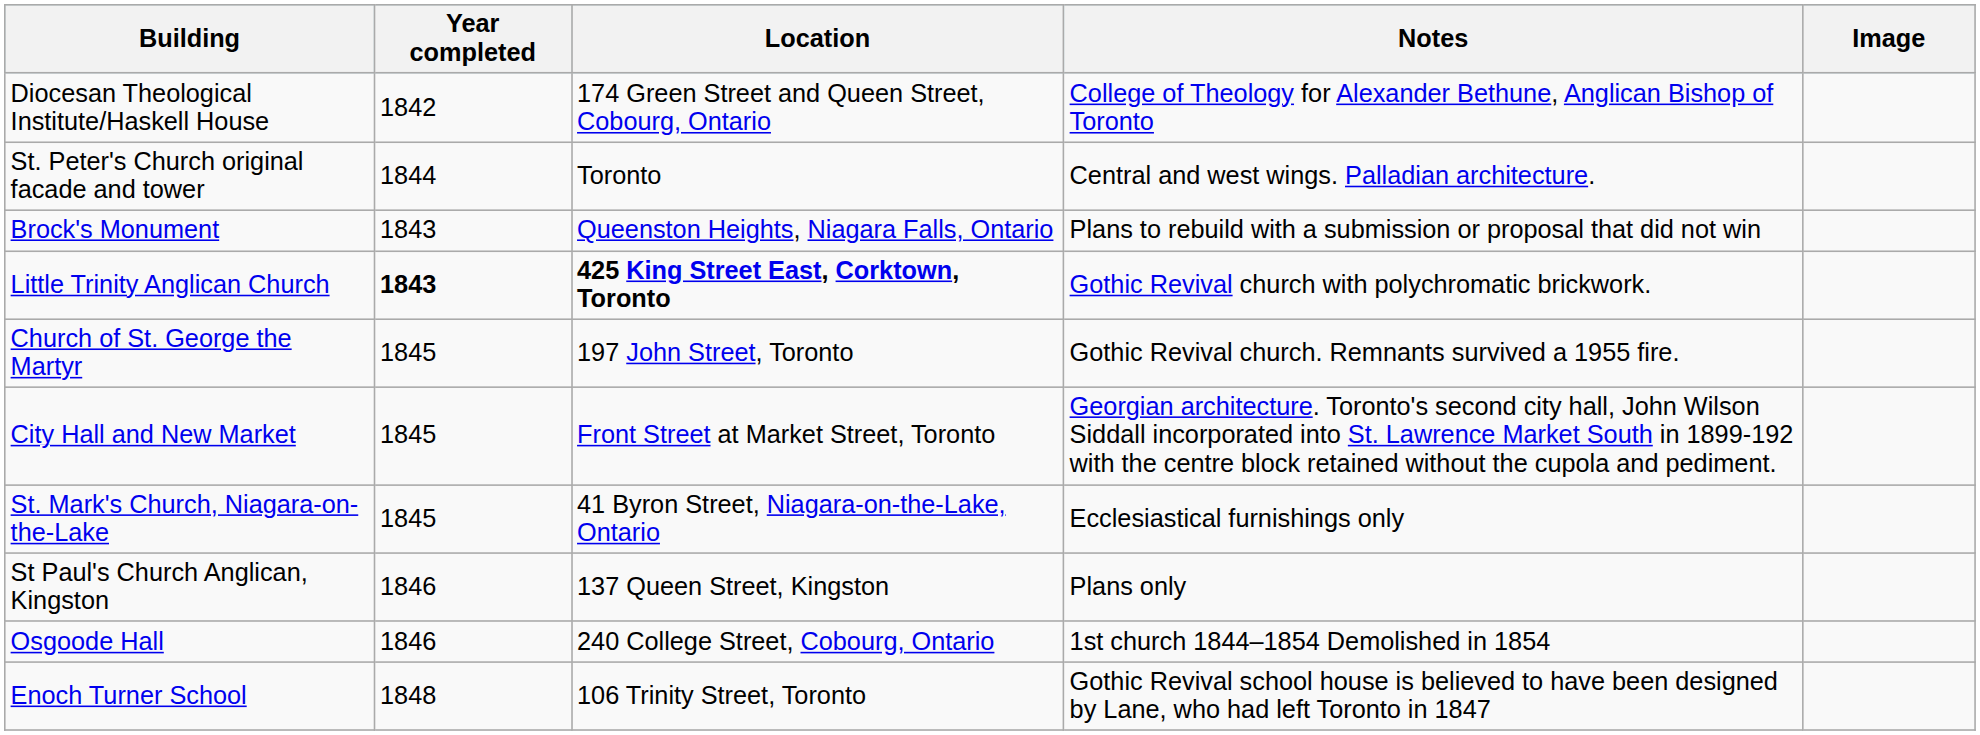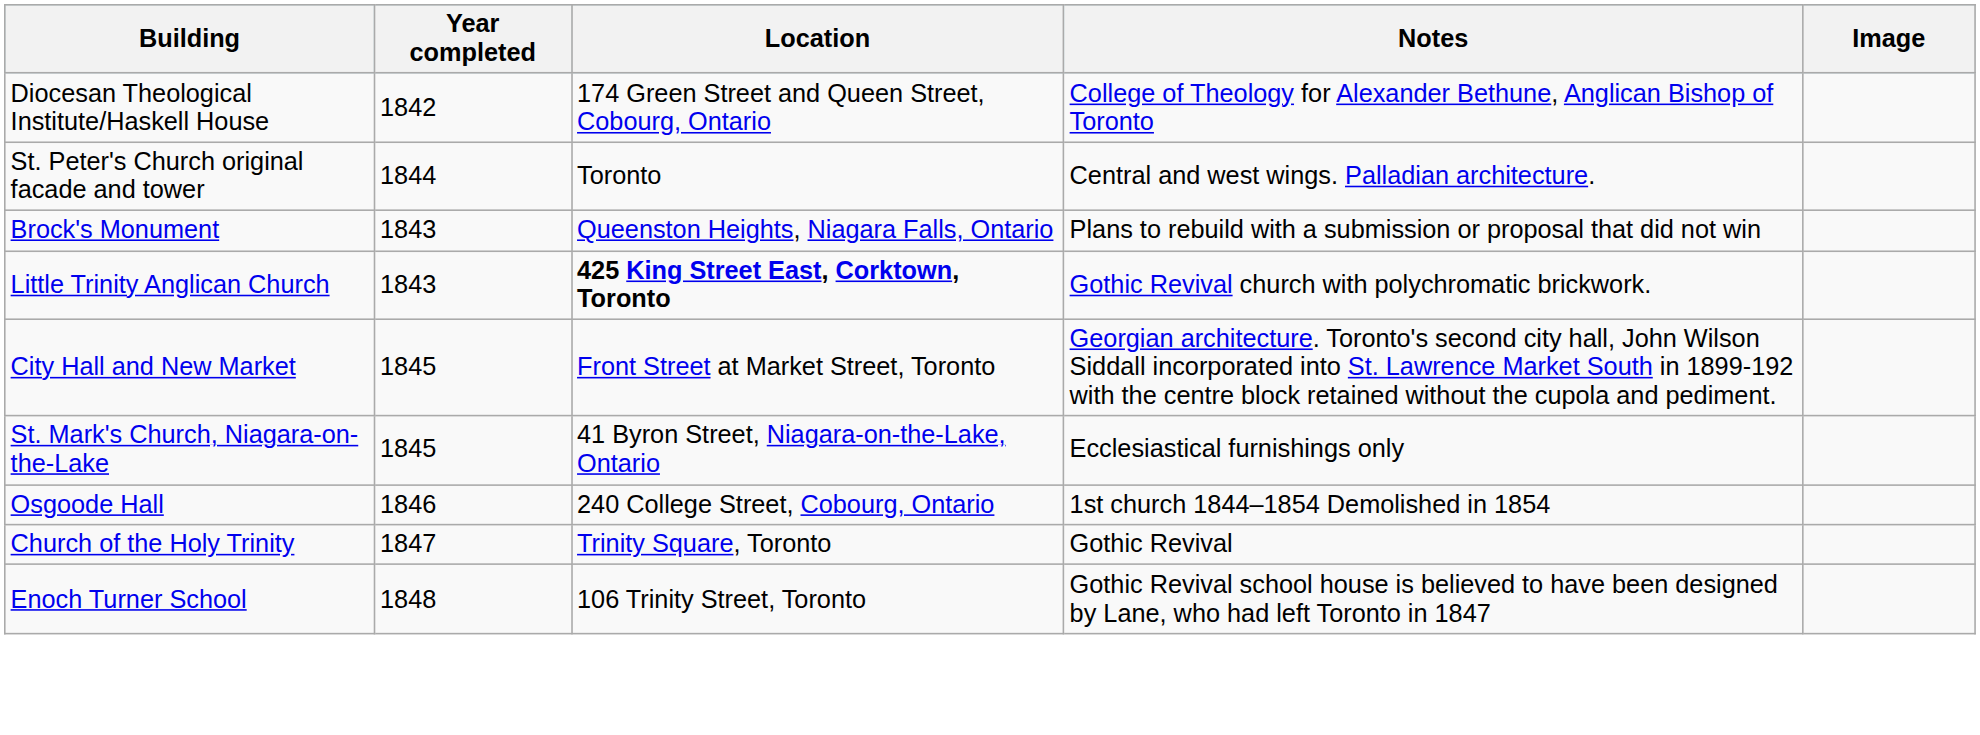(408, 284) bold -> (408, 284) normal
- row: (151, 352)
- row: (159, 587)
+ row: (153, 544)
